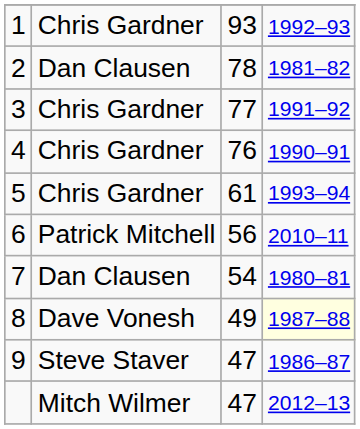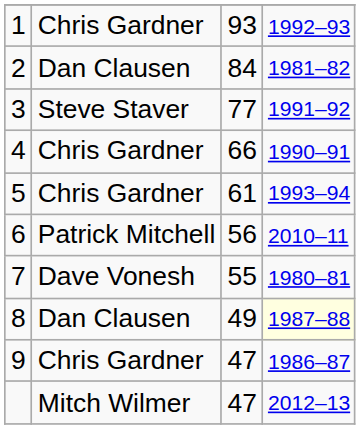(242, 67) 78 -> (242, 67) 84
(121, 109) Chris Gardner -> (113, 109) Steve Staver
(242, 151) 76 -> (242, 151) 66
(114, 276) Dan Clausen -> (116, 276) Dave Vonesh
(242, 276) 54 -> (242, 276) 55
(116, 318) Dave Vonesh -> (114, 318) Dan Clausen
(113, 360) Steve Staver -> (121, 360) Chris Gardner
